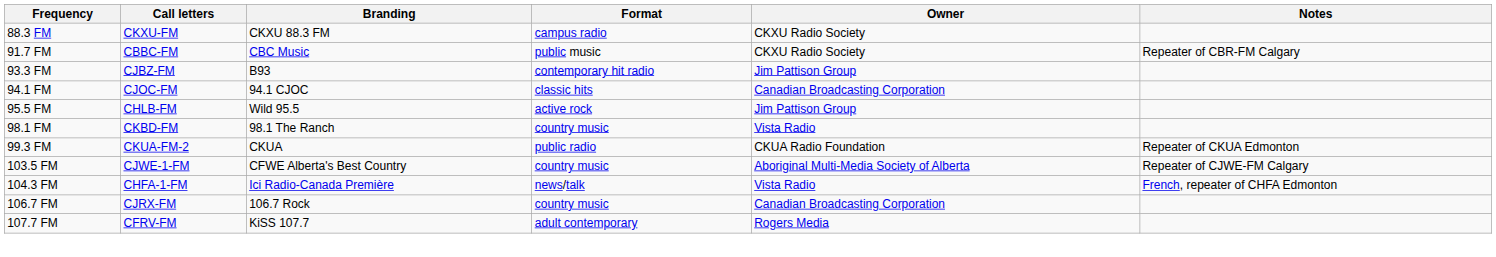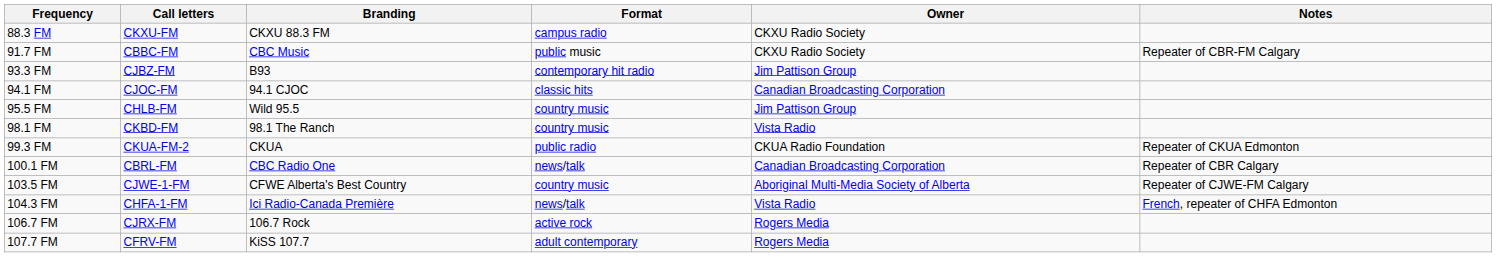(563, 109) active rock -> (572, 109) country music
+ row: (32, 166)
(572, 204) country music -> (563, 223) active rock
(850, 204) Canadian Broadcasting Corporation -> (792, 223) Rogers Media
